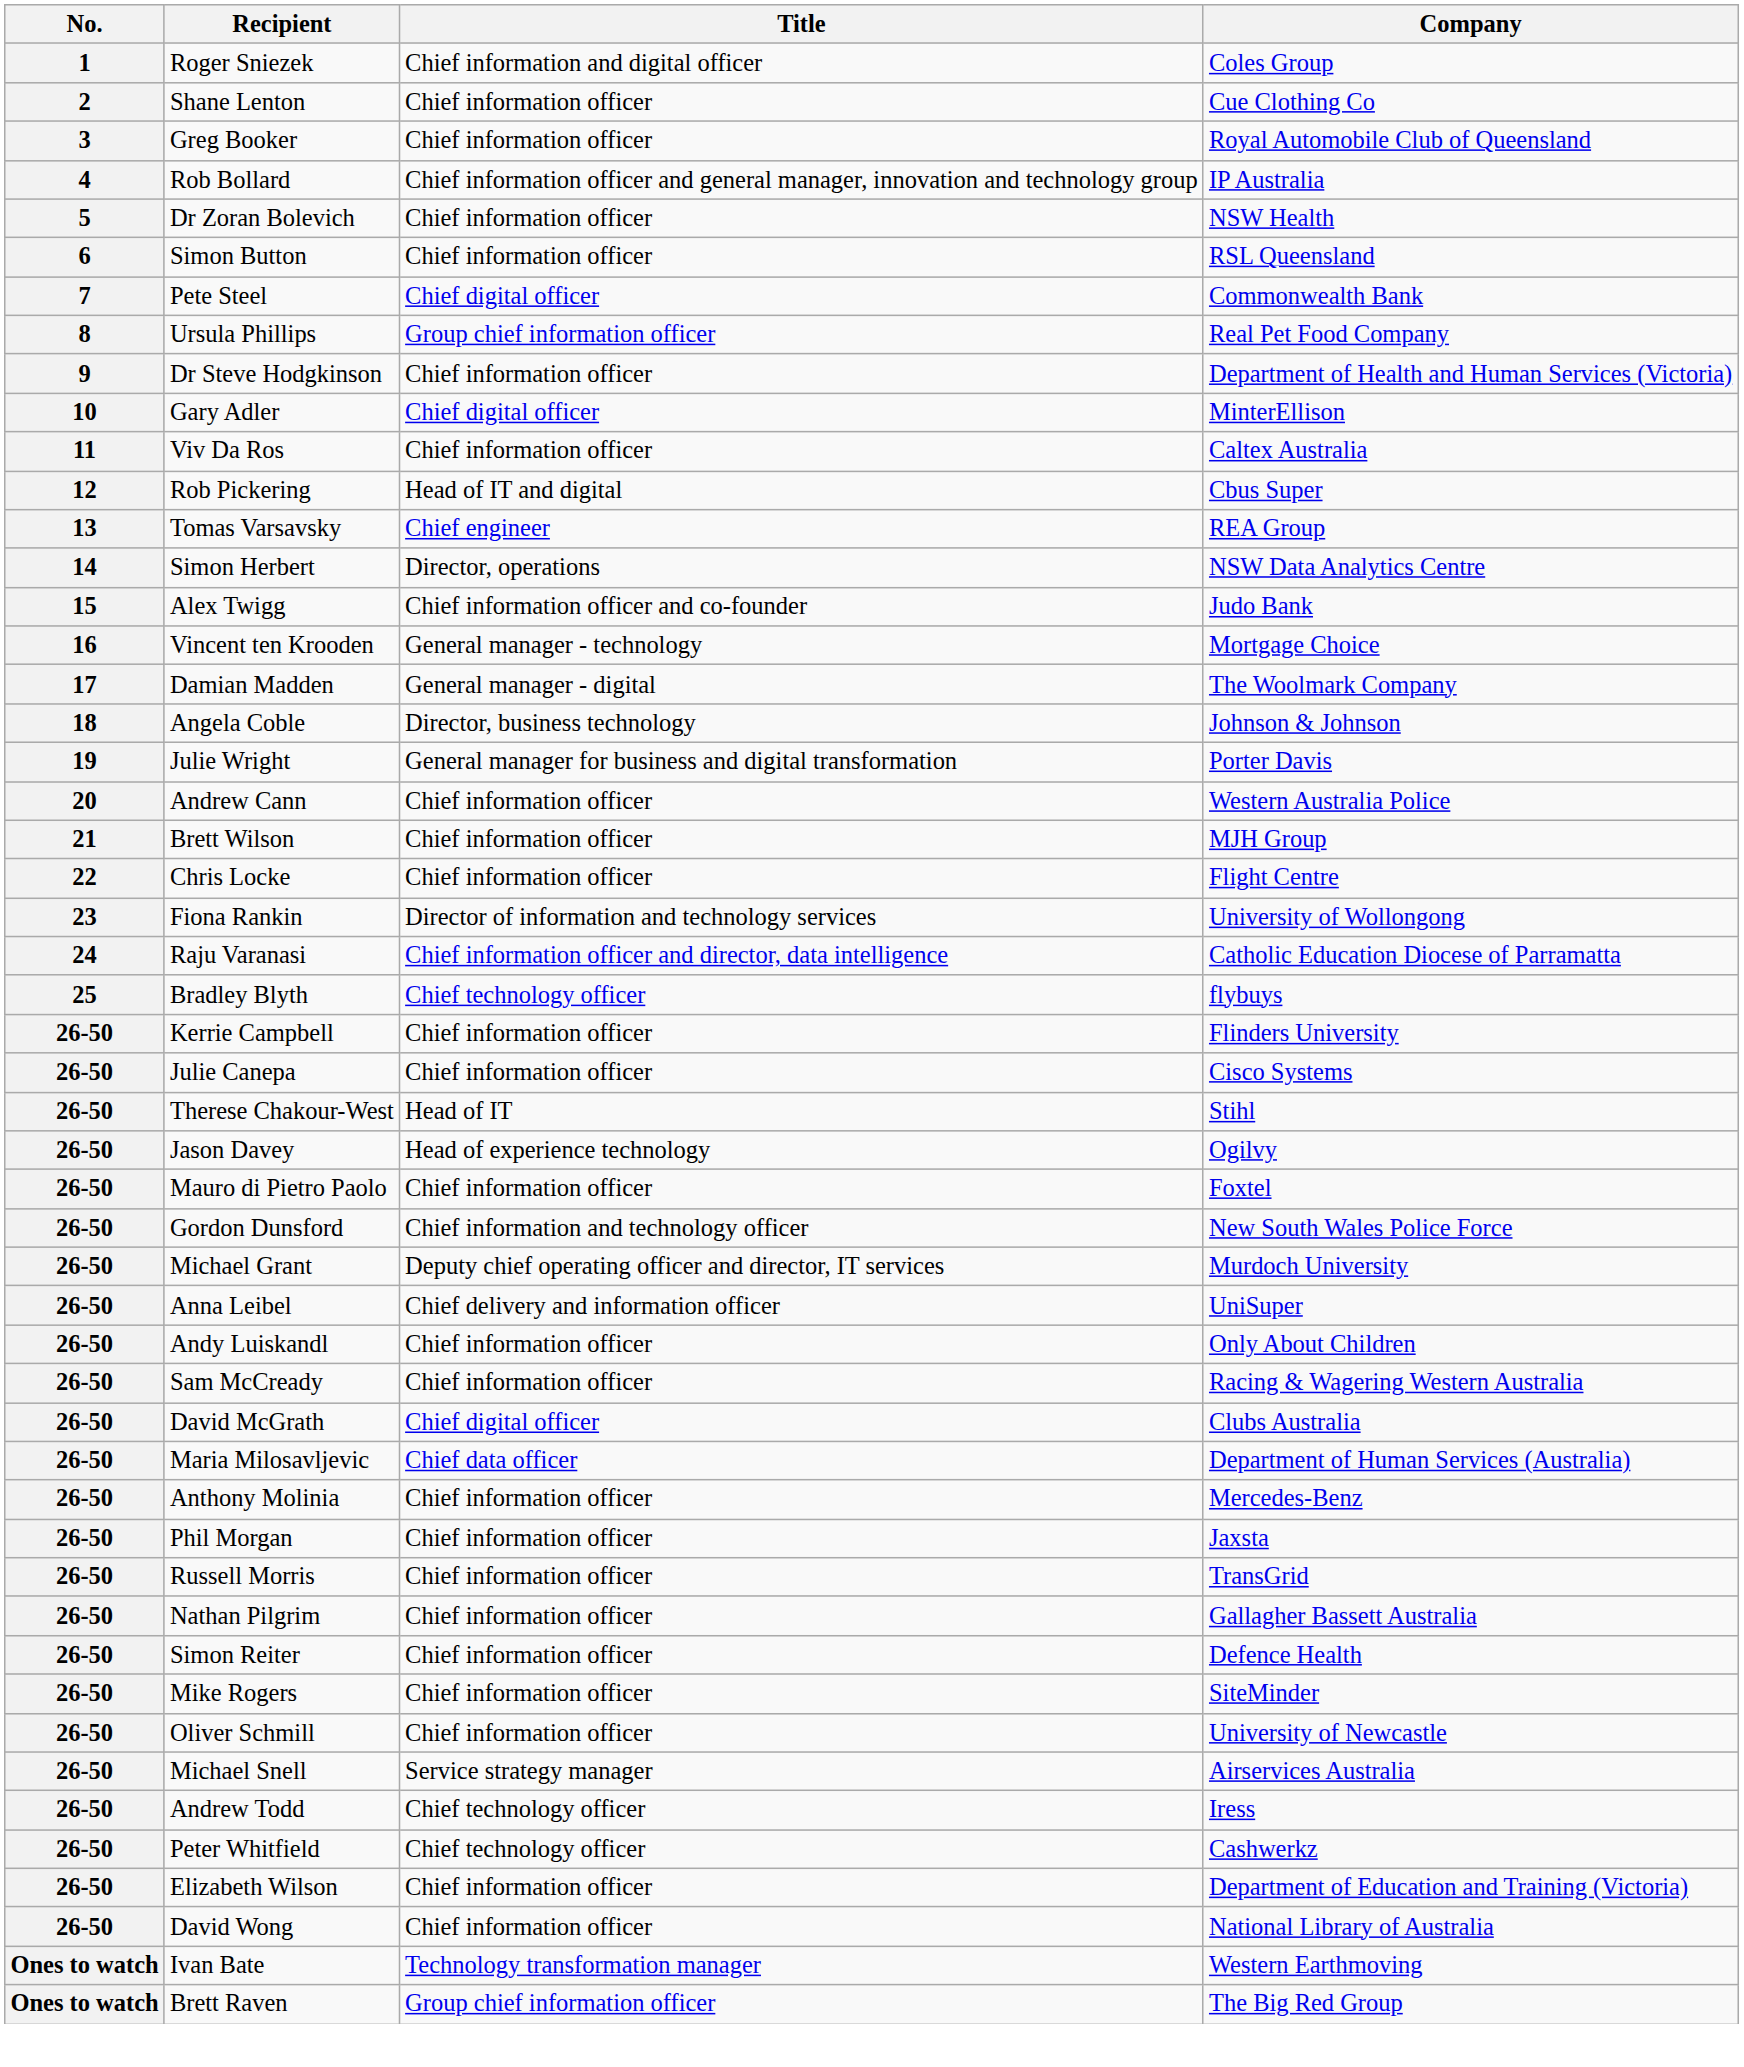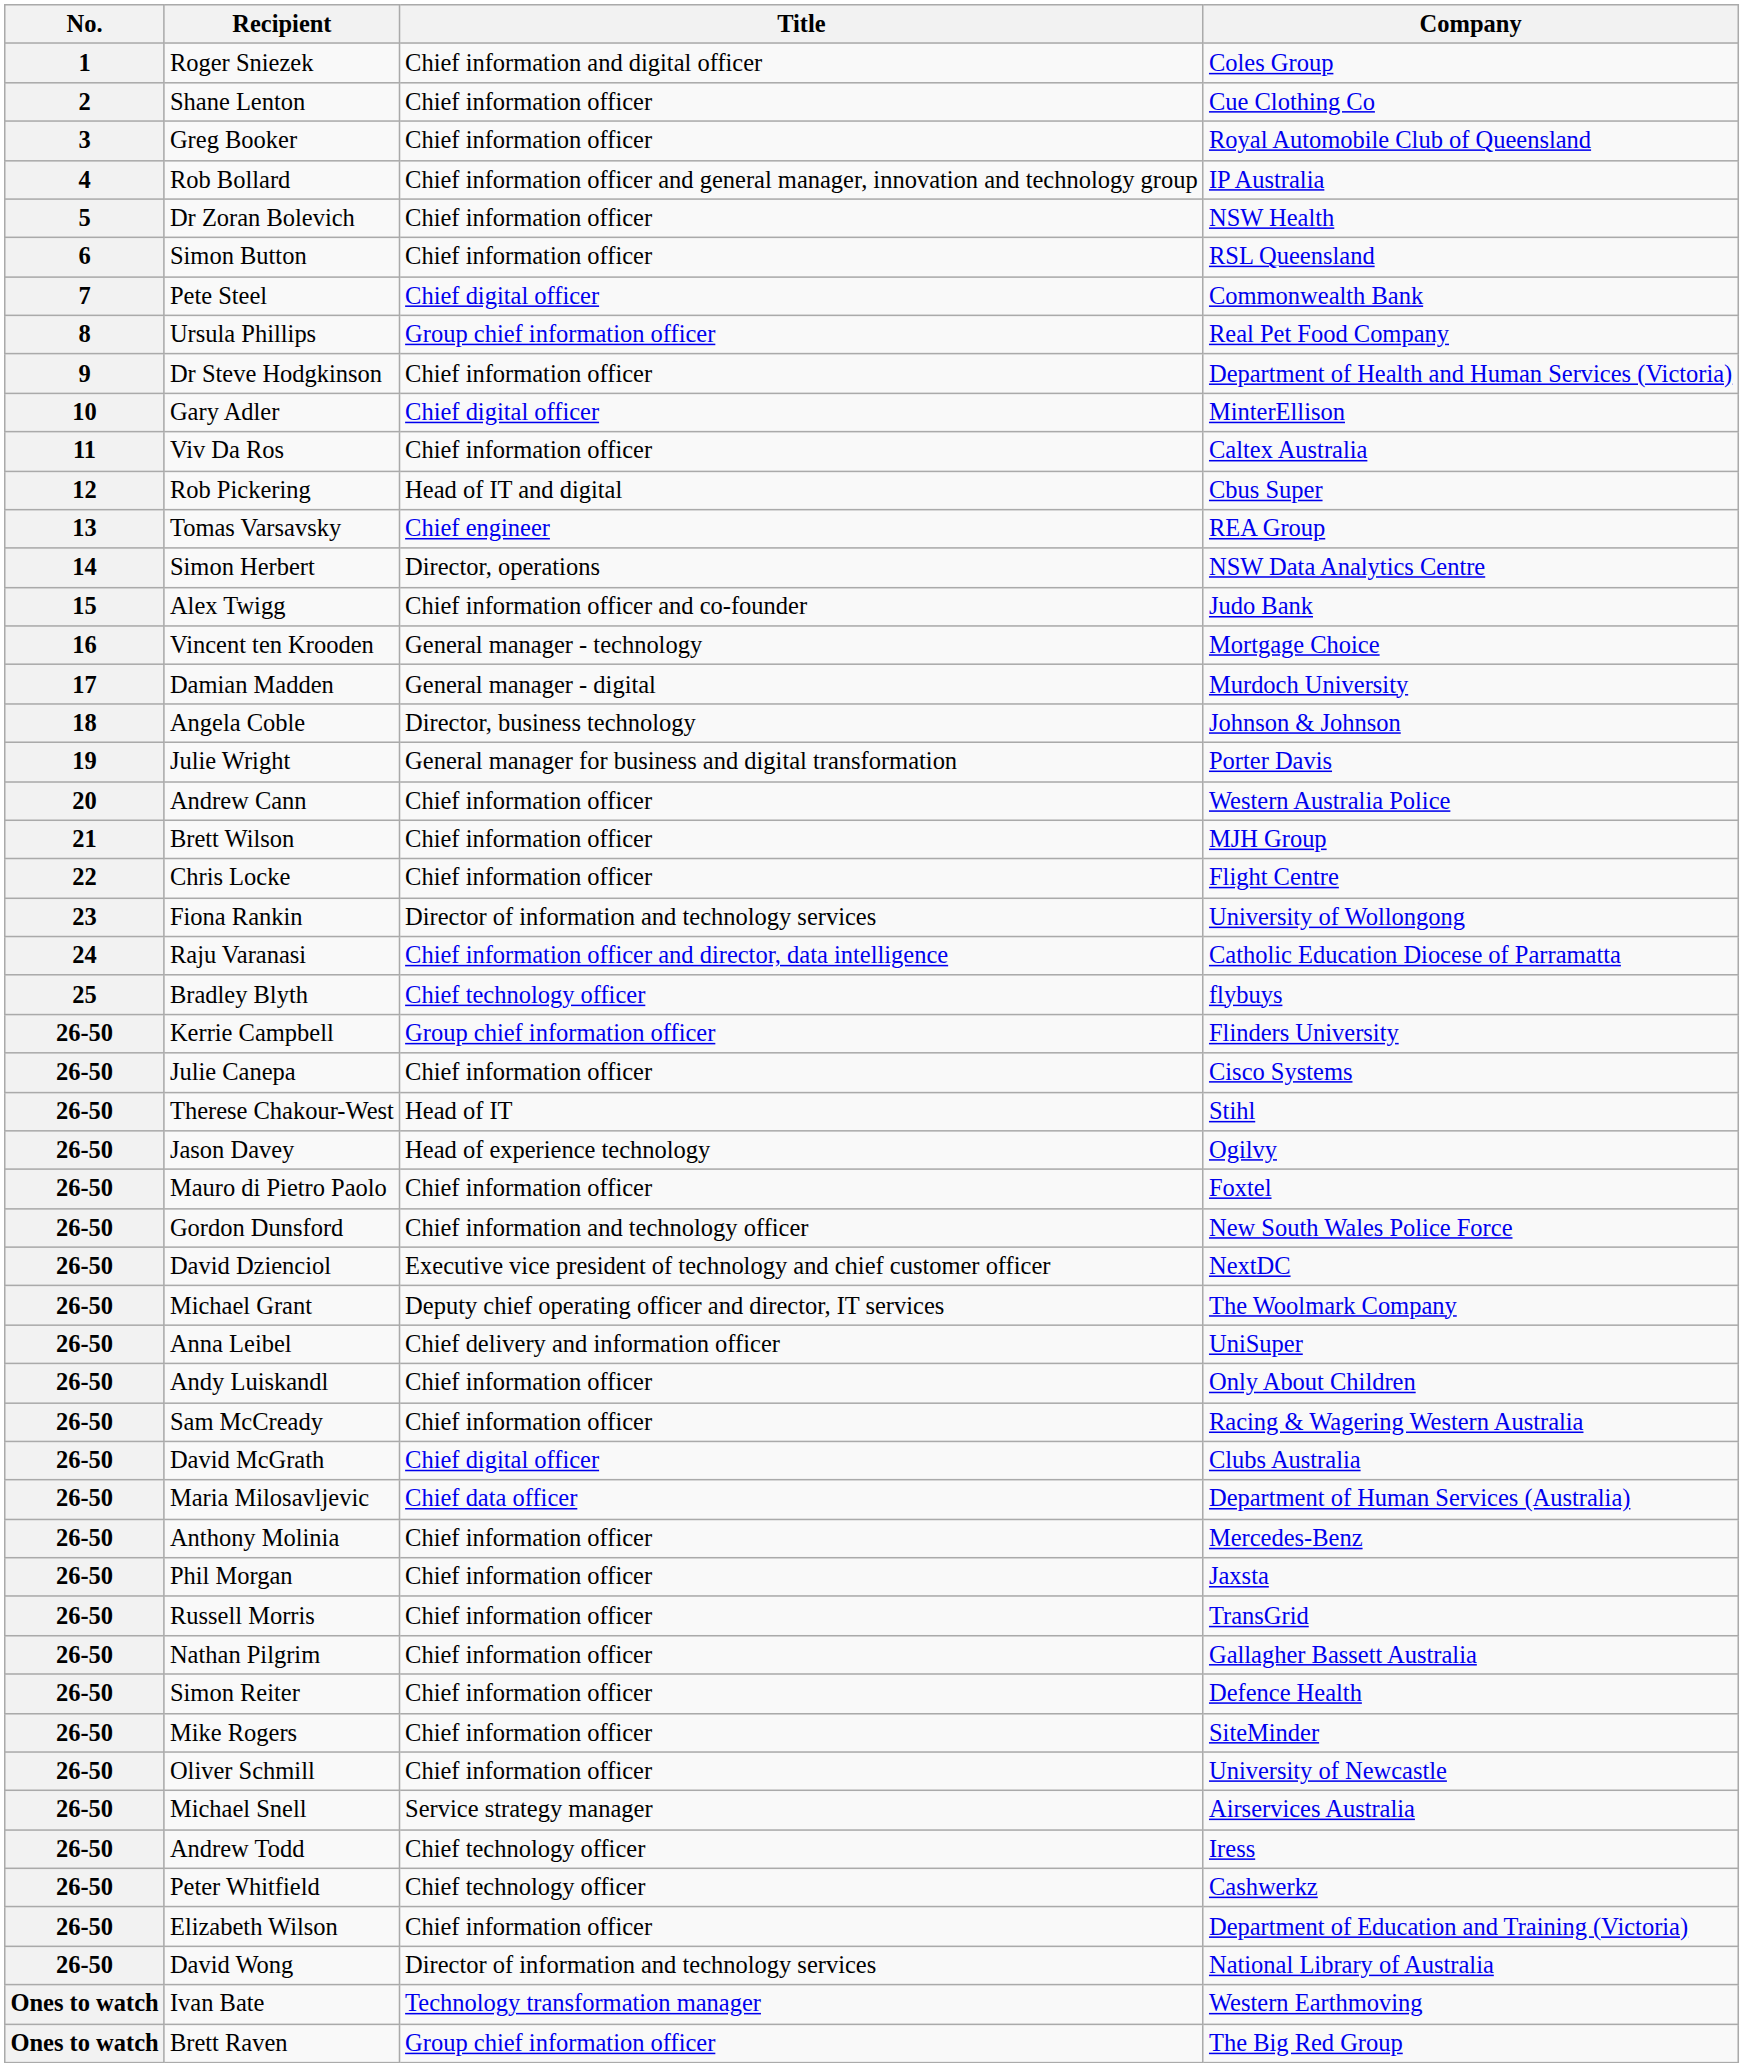(1333, 683) The Woolmark Company -> (1309, 683) Murdoch University
(529, 1033) Chief information officer -> (560, 1033) Group chief information officer
+ row: (250, 1266)
(1309, 1266) Murdoch University -> (1333, 1305) The Woolmark Company
(529, 1926) Chief information officer -> (641, 1965) Director of information and technology services
